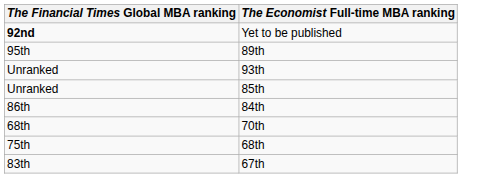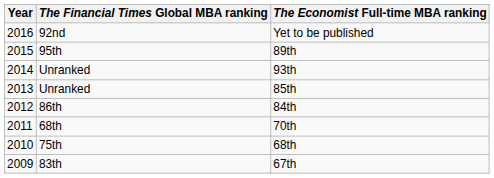+ column: (20, 13)
(21, 32) bold -> (52, 32) normal
